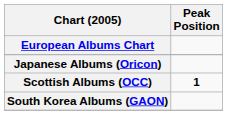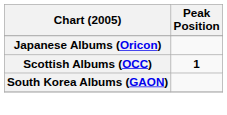- row: (88, 45)
